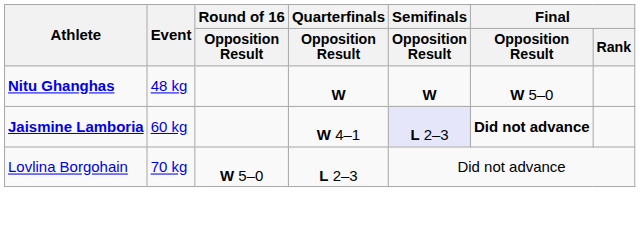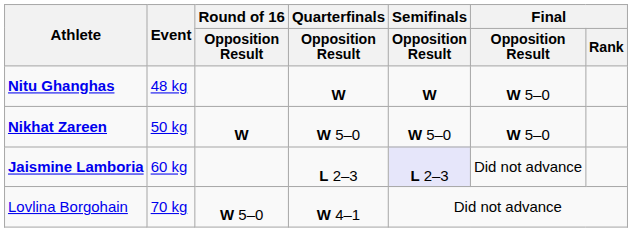+ row: (58, 127)
(338, 135) W 4–1 -> (338, 176) L 2–3
(532, 127) bold -> (528, 167) normal
(338, 176) L 2–3 -> (338, 216) W 4–1
